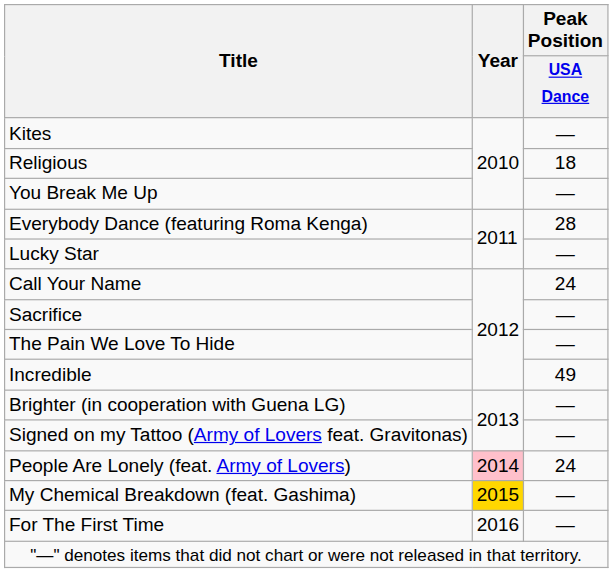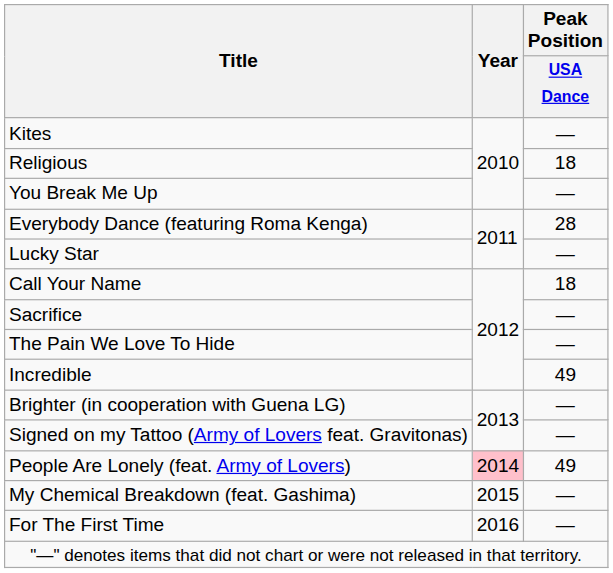(565, 284) 24 -> (565, 284) 18
(565, 465) 24 -> (565, 465) 49
(498, 495) gold background -> (498, 495) no background
